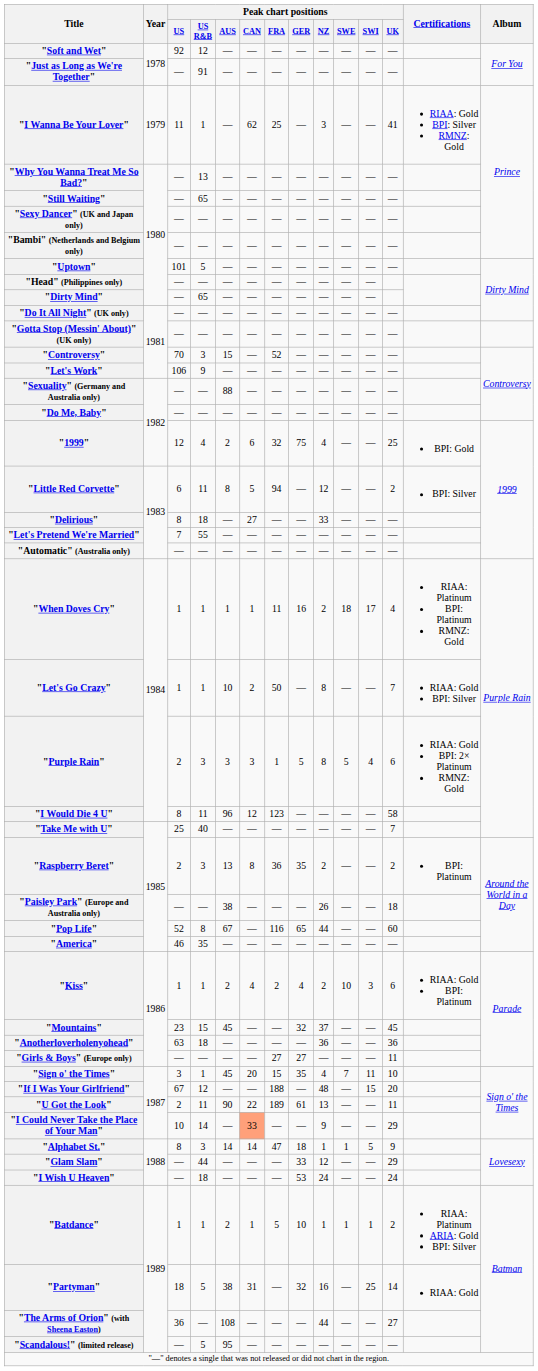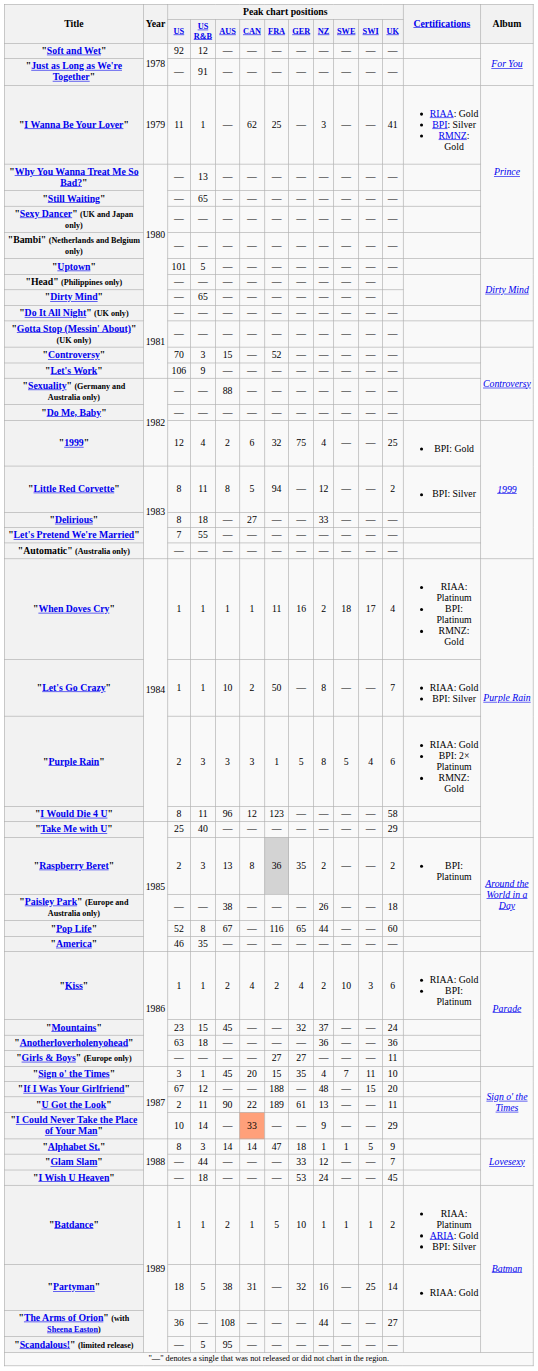(179, 489) 6 -> (179, 489) 8
(393, 829) 7 -> (393, 829) 29
(277, 865) no background -> (277, 865) lightgrey background
(393, 1027) 45 -> (393, 1027) 24
(393, 1162) 29 -> (393, 1162) 7
(393, 1177) 24 -> (393, 1177) 45
